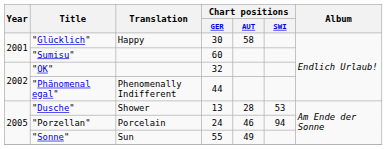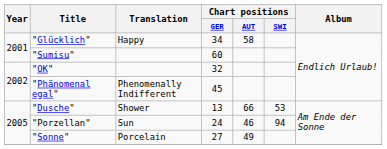(217, 40) 30 -> (217, 40) 34
(217, 89) 44 -> (217, 89) 45
(249, 108) 28 -> (249, 108) 66
(142, 123) Porcelain -> (126, 123) Sun
(126, 137) Sun -> (142, 137) Porcelain
(217, 137) 55 -> (217, 137) 27
